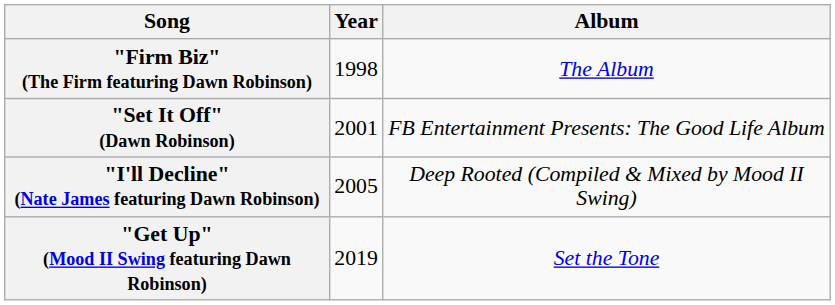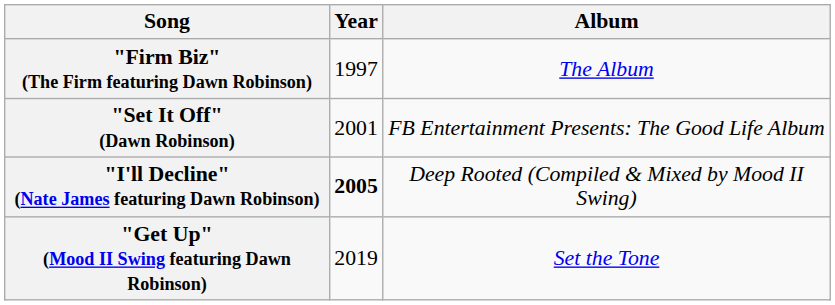(356, 68) 1998 -> (356, 68) 1997
(356, 186) normal -> (356, 186) bold
